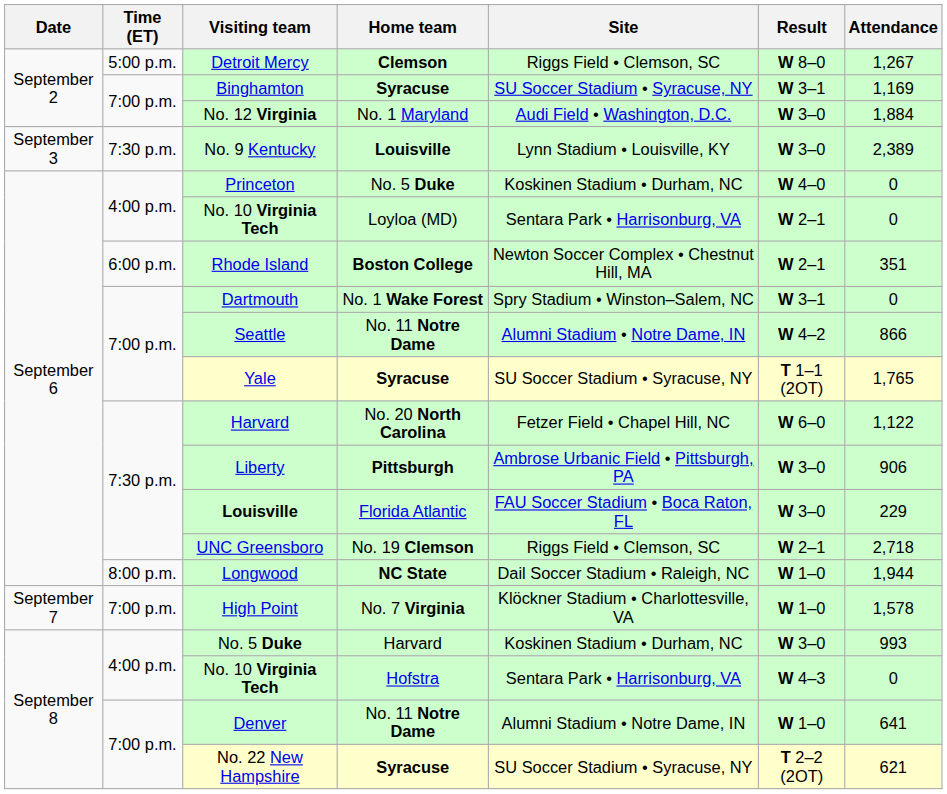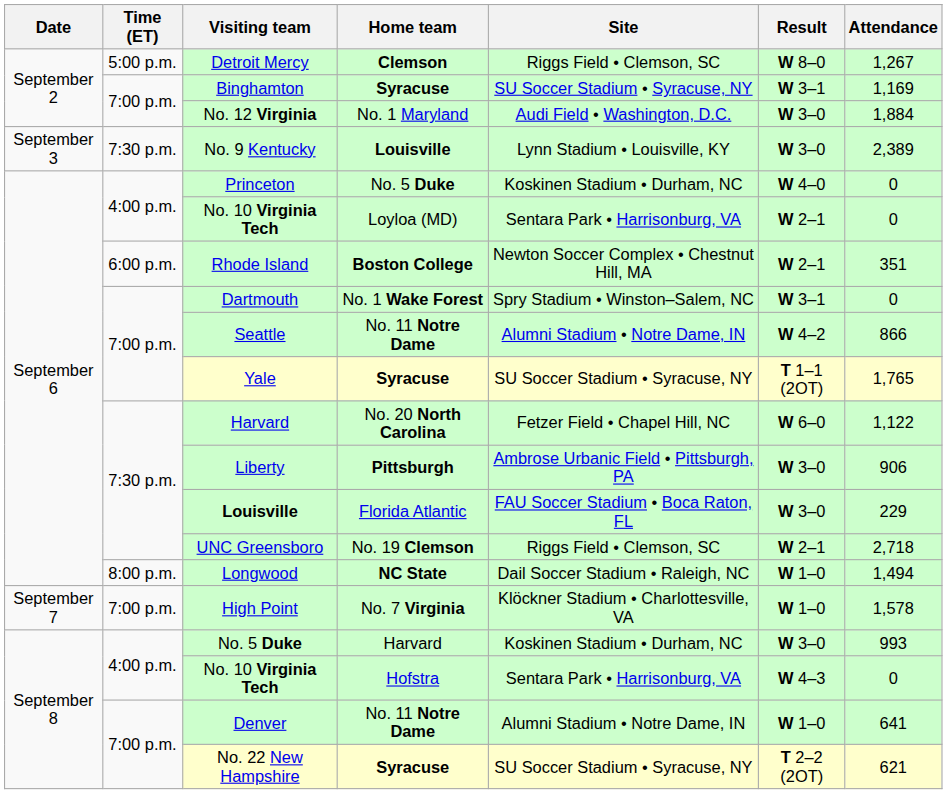(893, 573) 1,944 -> (893, 573) 1,494
